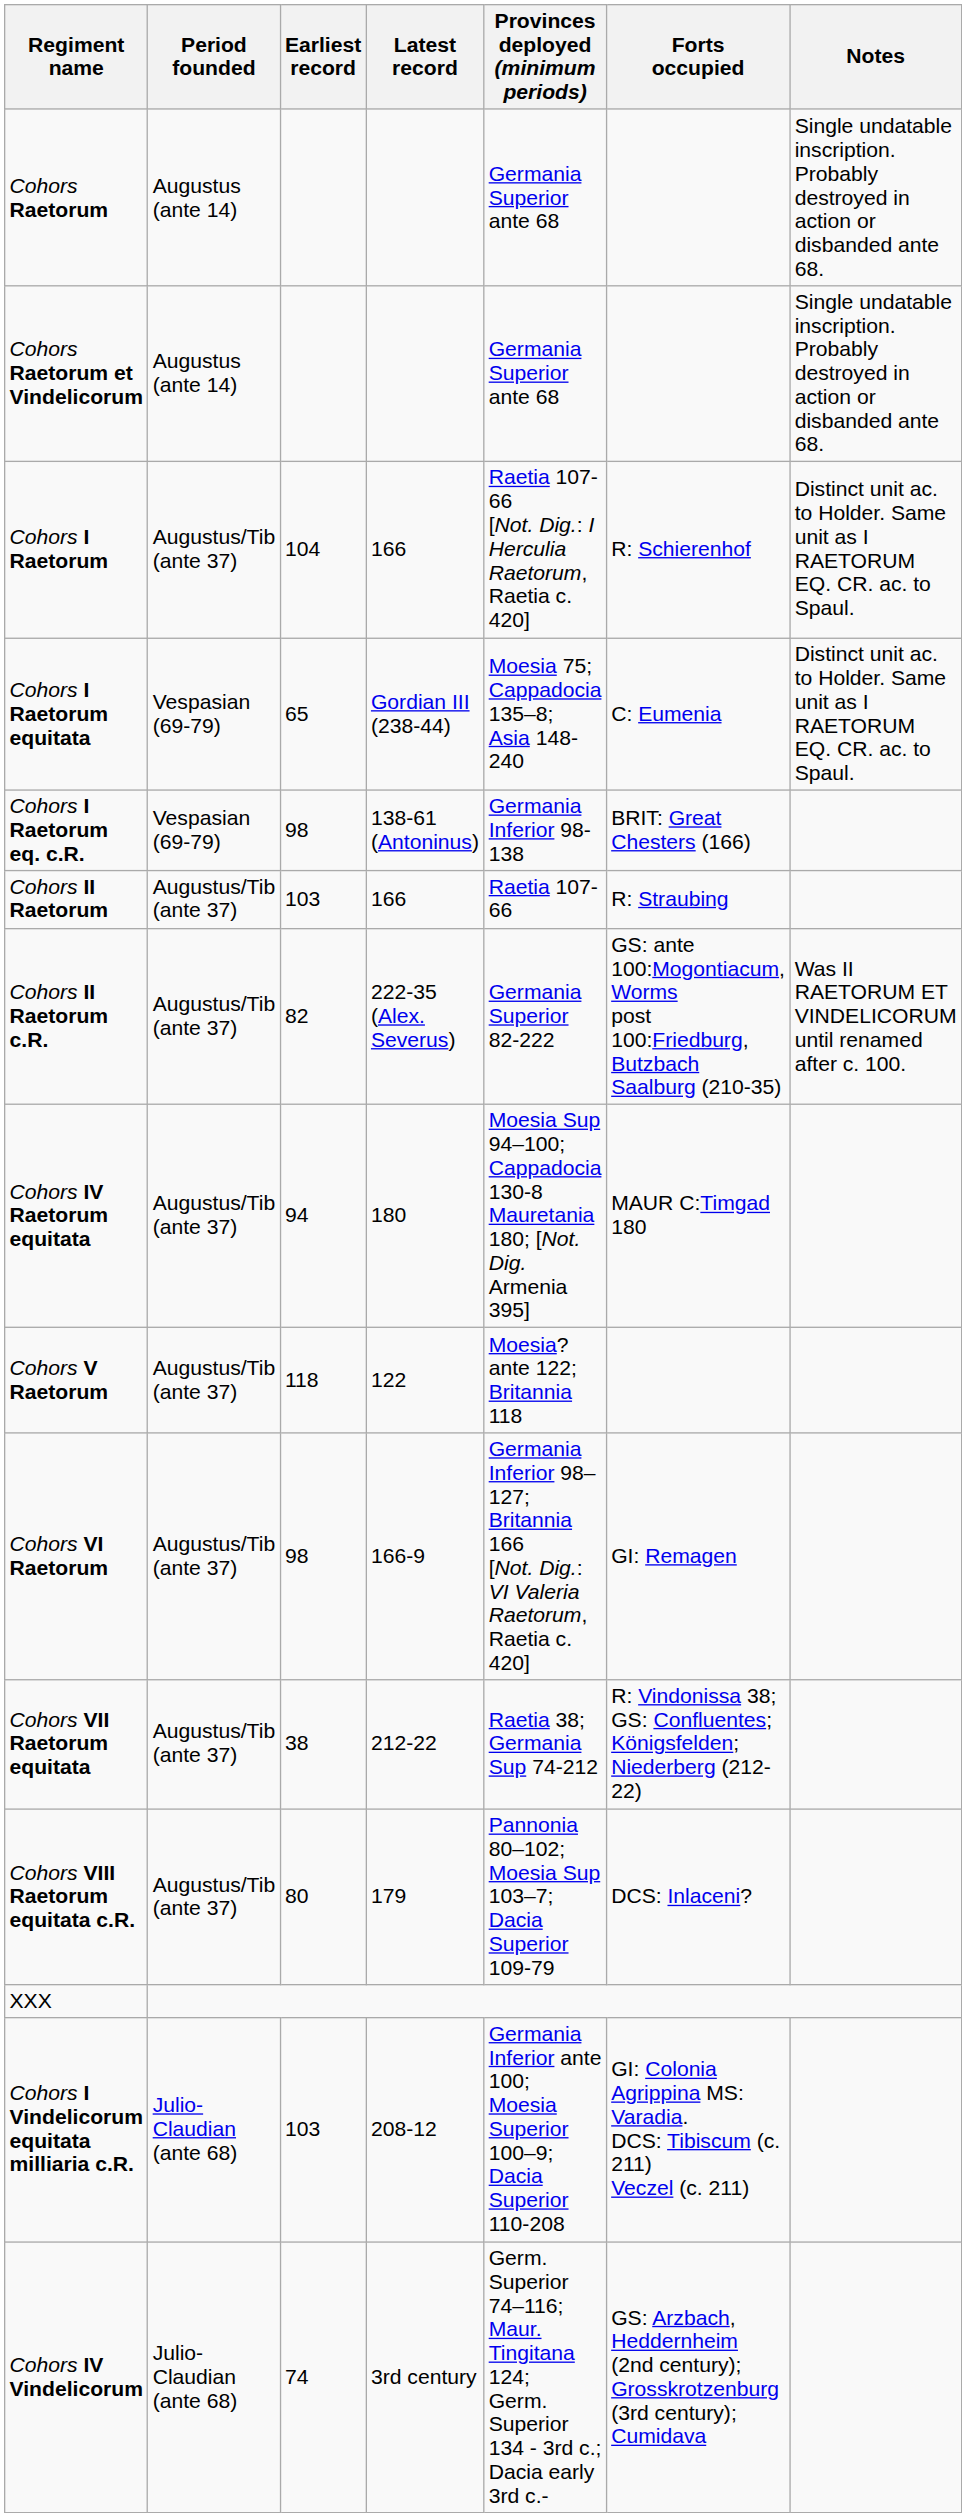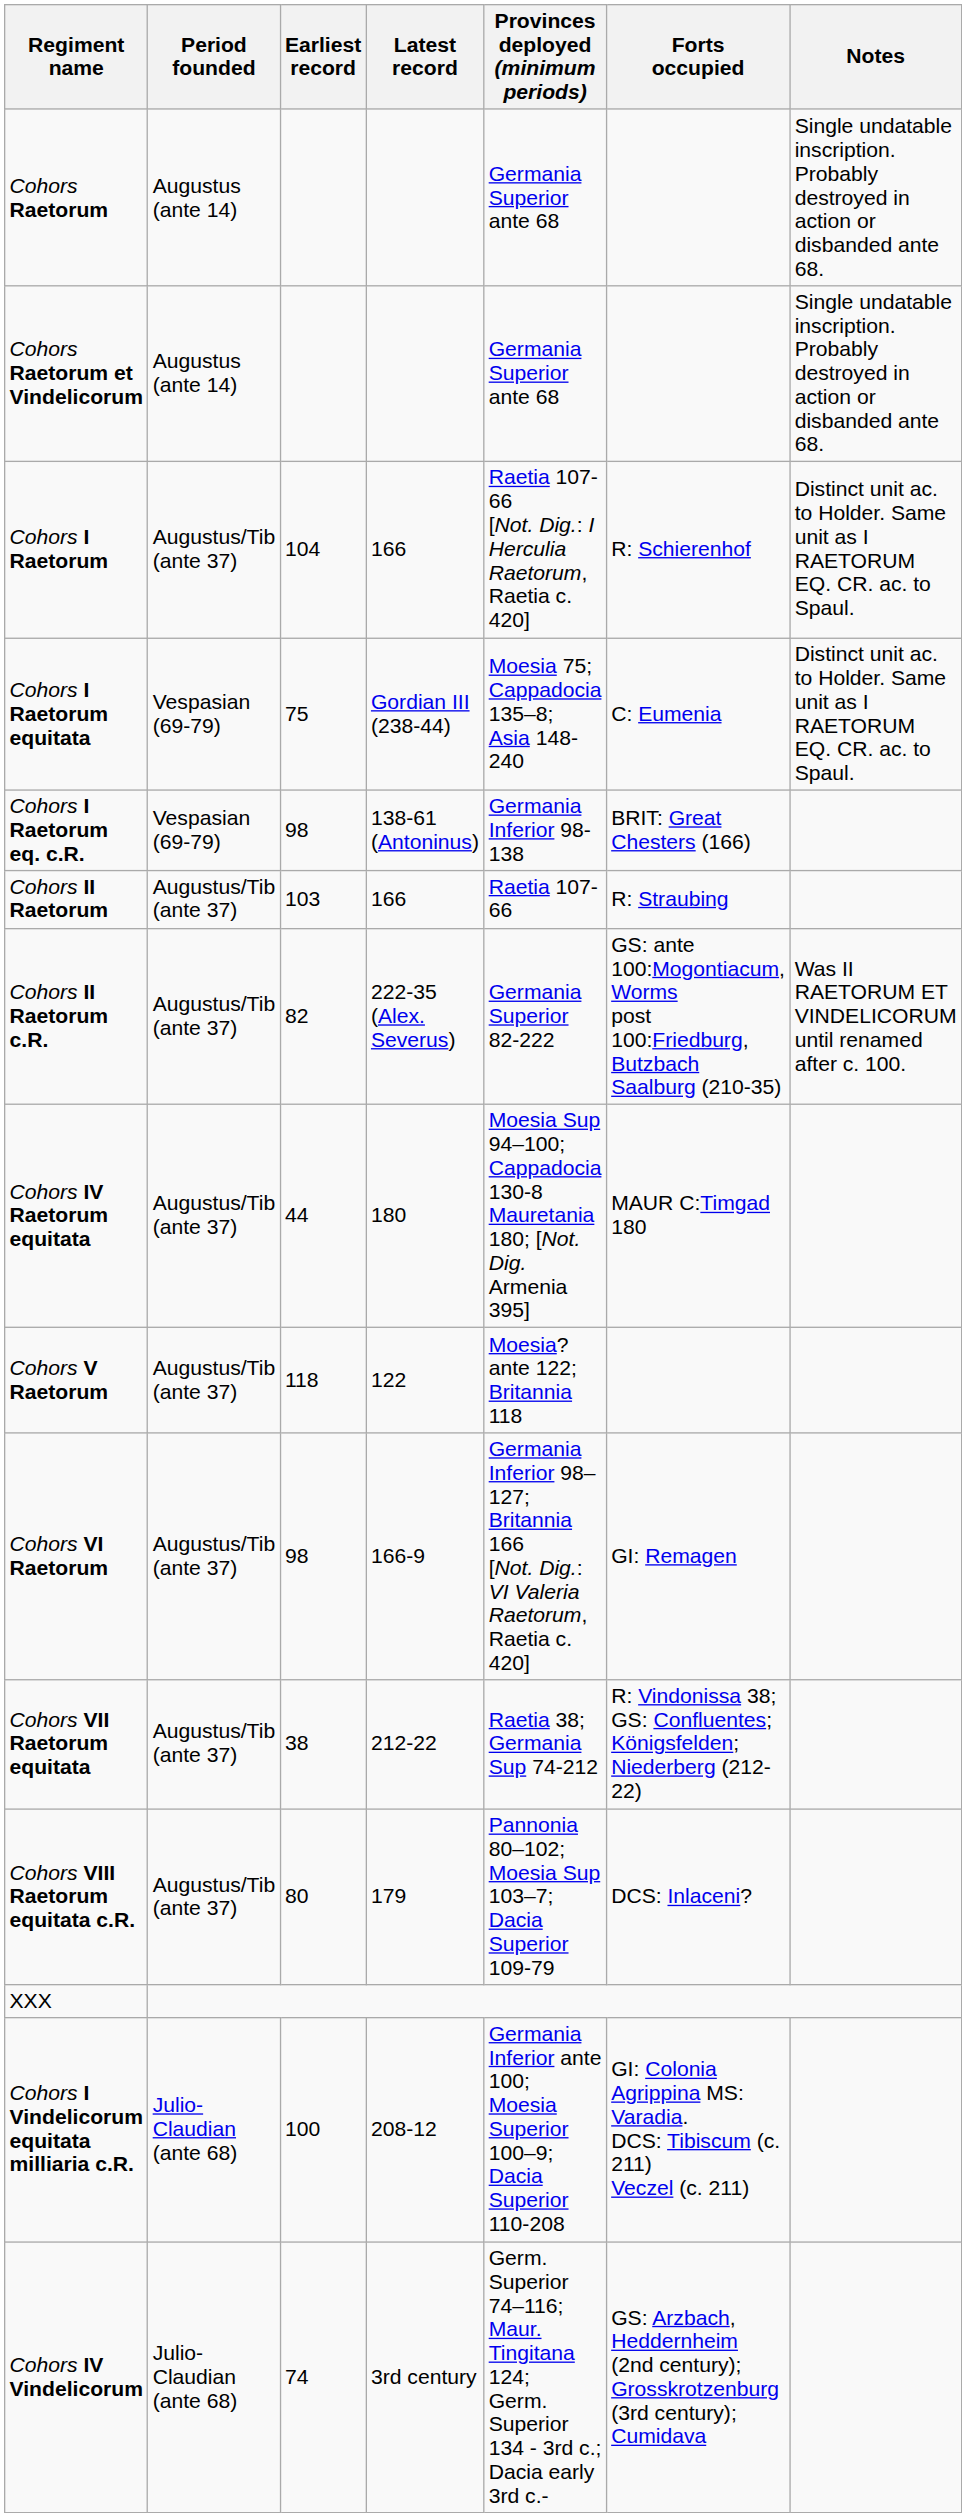(297, 713) 65 -> (297, 713) 75
(297, 1215) 94 -> (297, 1215) 44
(303, 2129) 103 -> (303, 2129) 100
